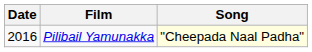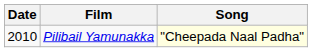(22, 36) 2016 -> (22, 36) 2010
